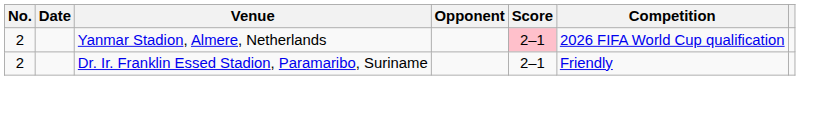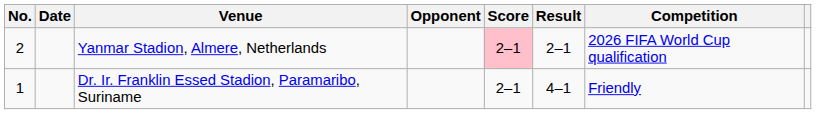+ column: (559, 16)
(20, 63) 2 -> (20, 88) 1
